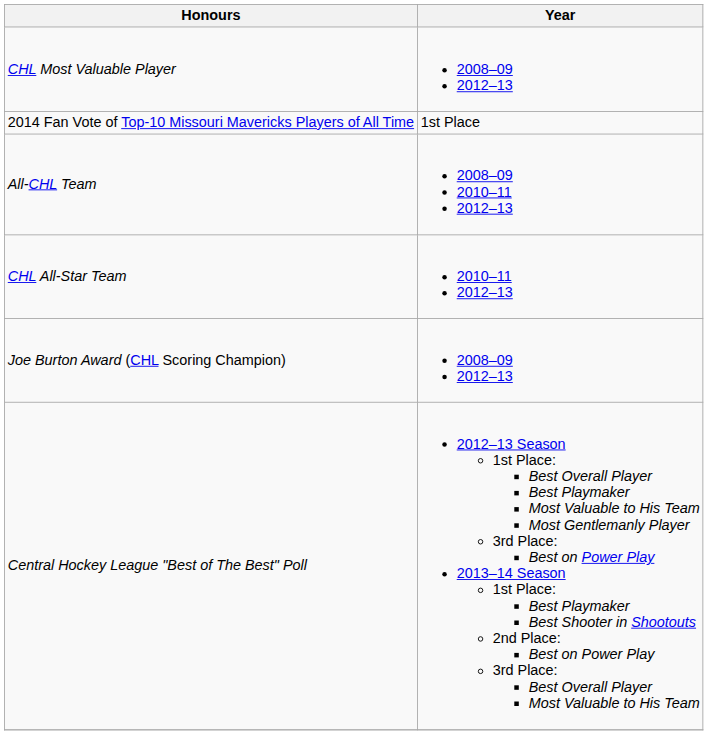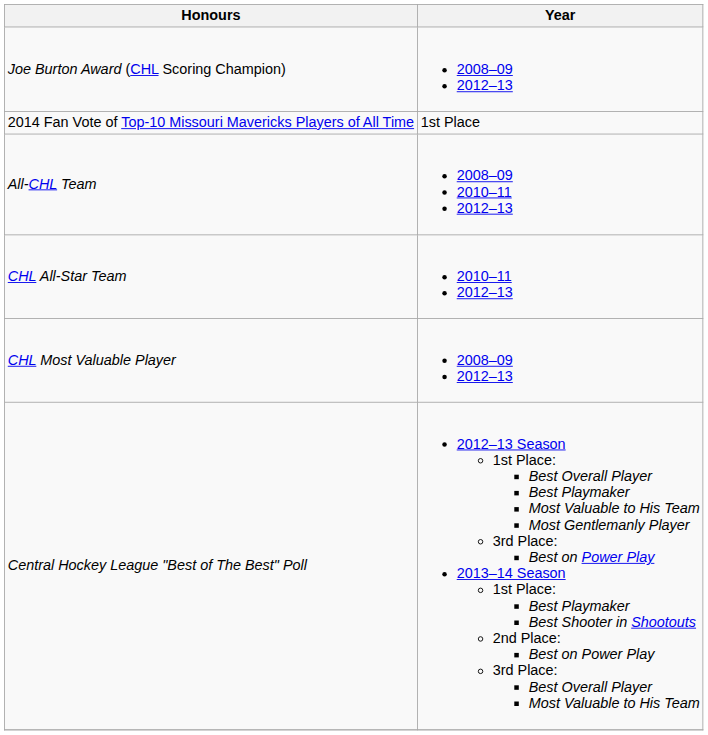rows swapped: (92, 69) <-> (147, 360)
